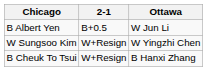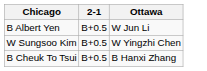(104, 43) W+Resign -> (94, 43) B+0.5
(104, 58) W+Resign -> (94, 58) B+0.5
